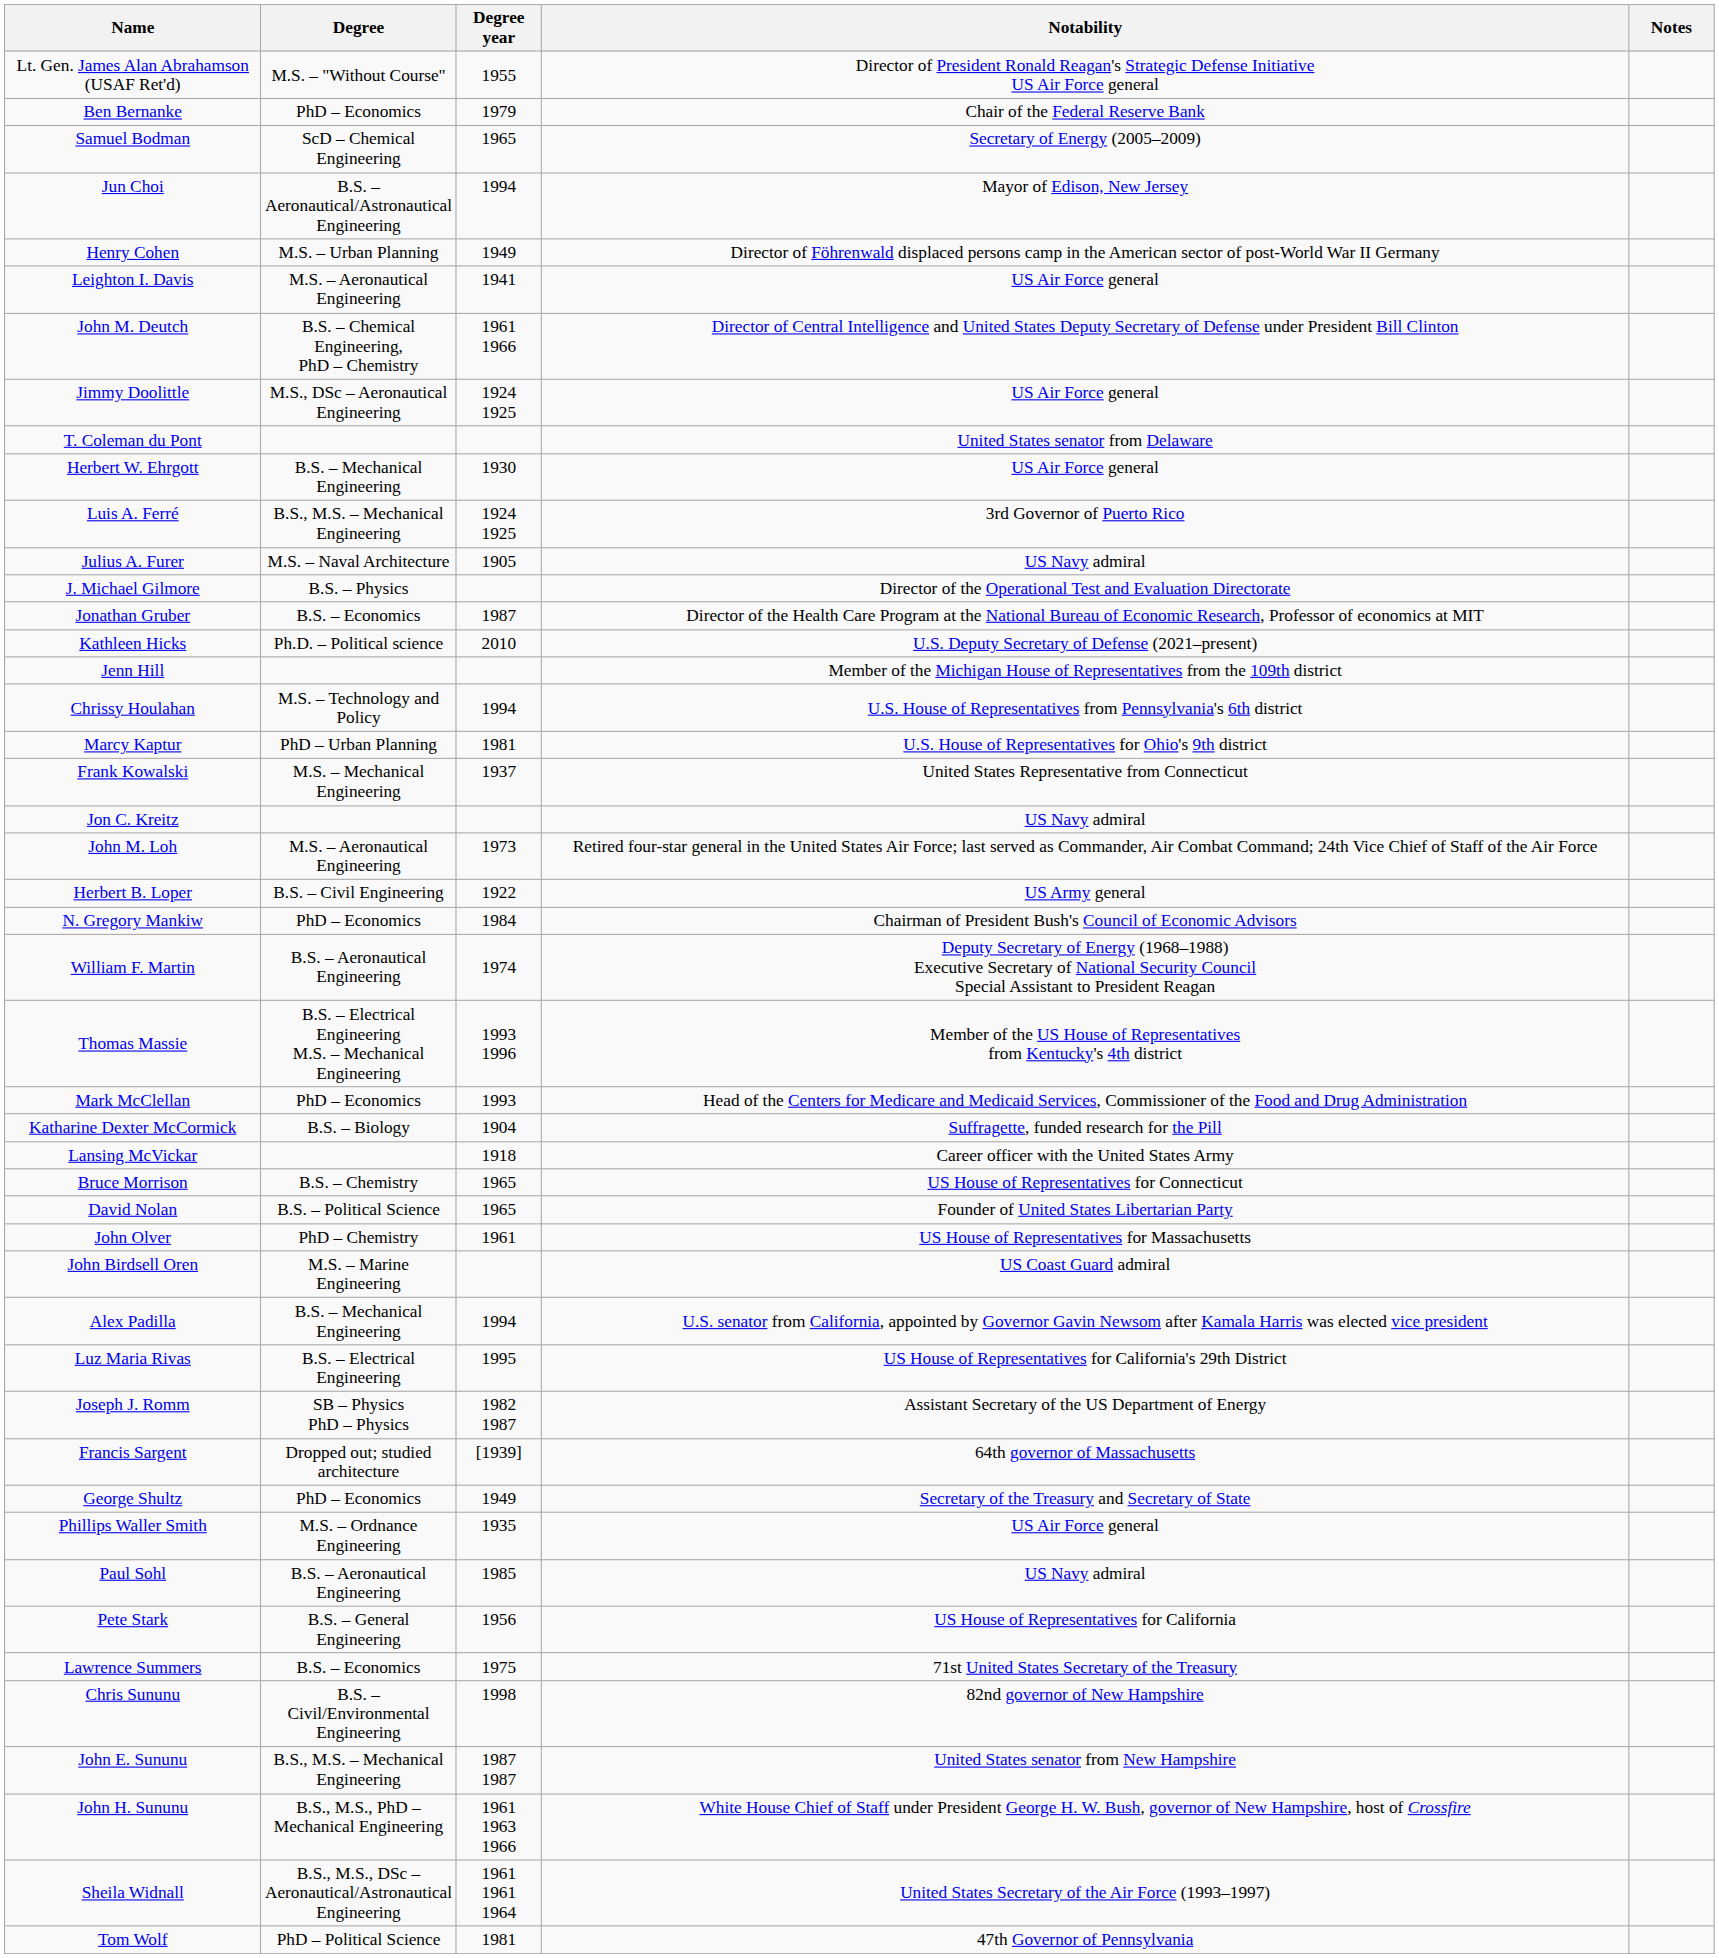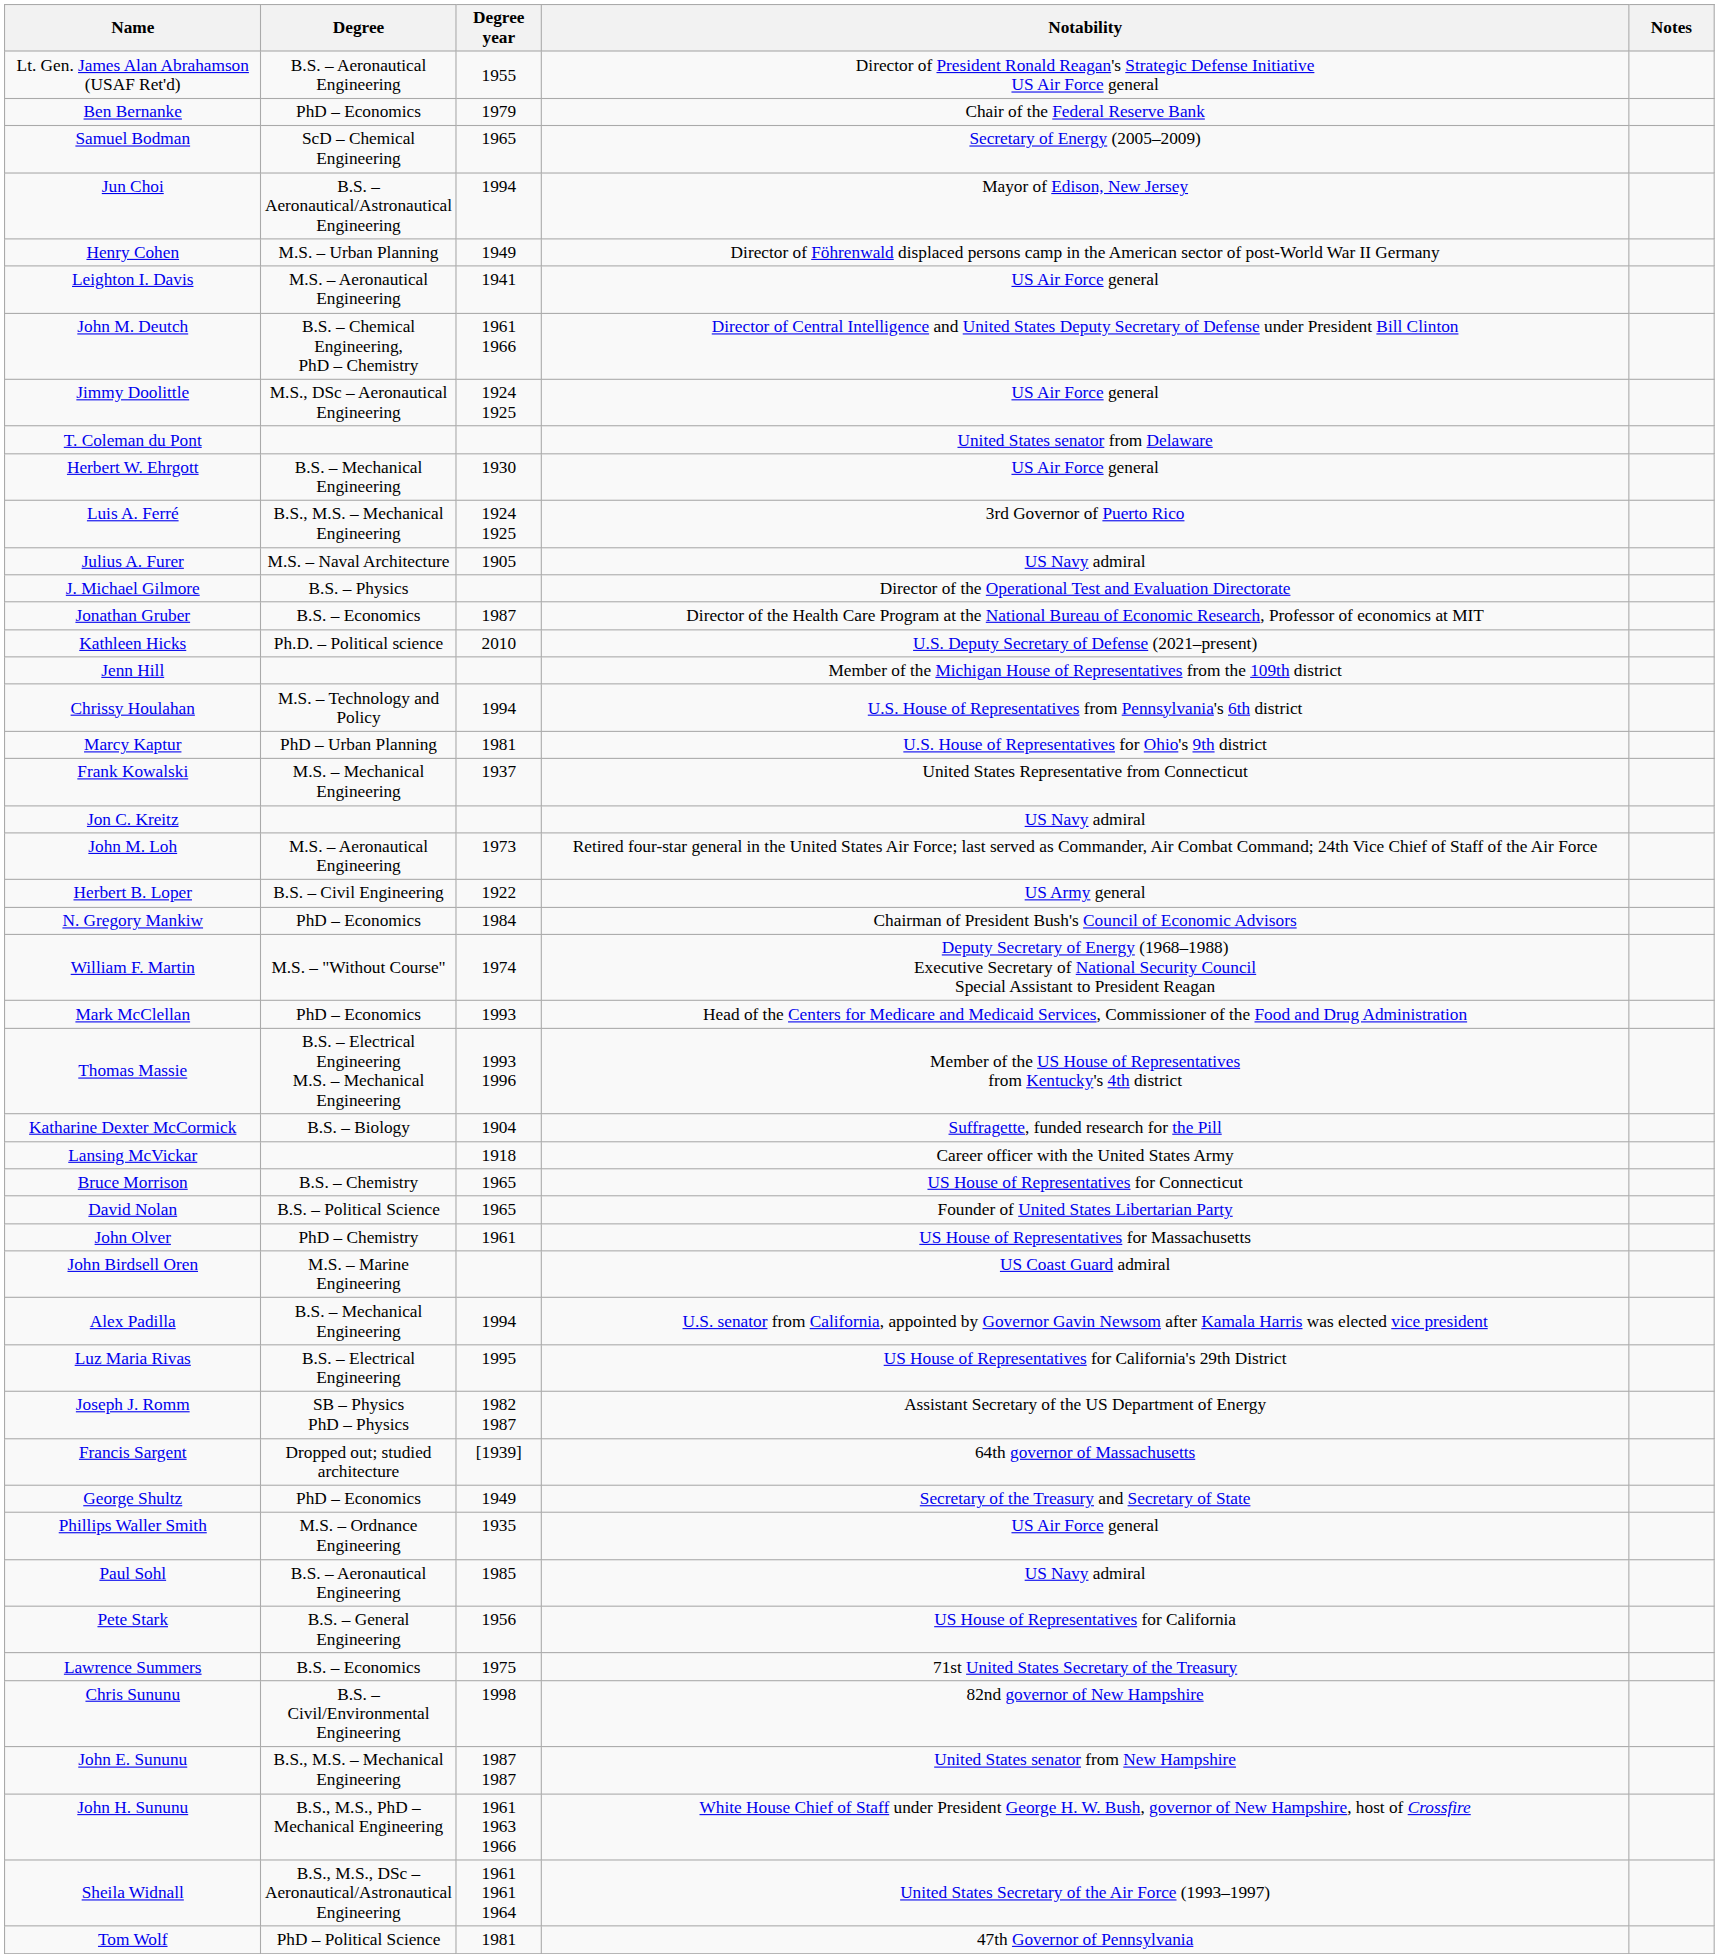(359, 74) M.S. – "Without Course" -> (359, 74) B.S. – Aeronautical Engineering
(359, 967) B.S. – Aeronautical Engineering -> (359, 967) M.S. – "Without Course"
rows swapped: (133, 1043) <-> (133, 1100)
